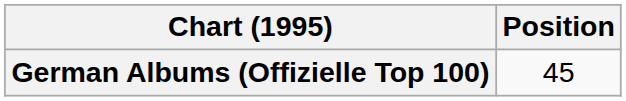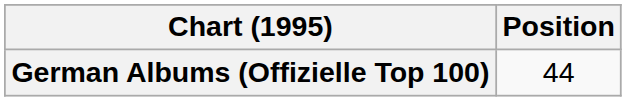(559, 72) 45 -> (559, 72) 44
